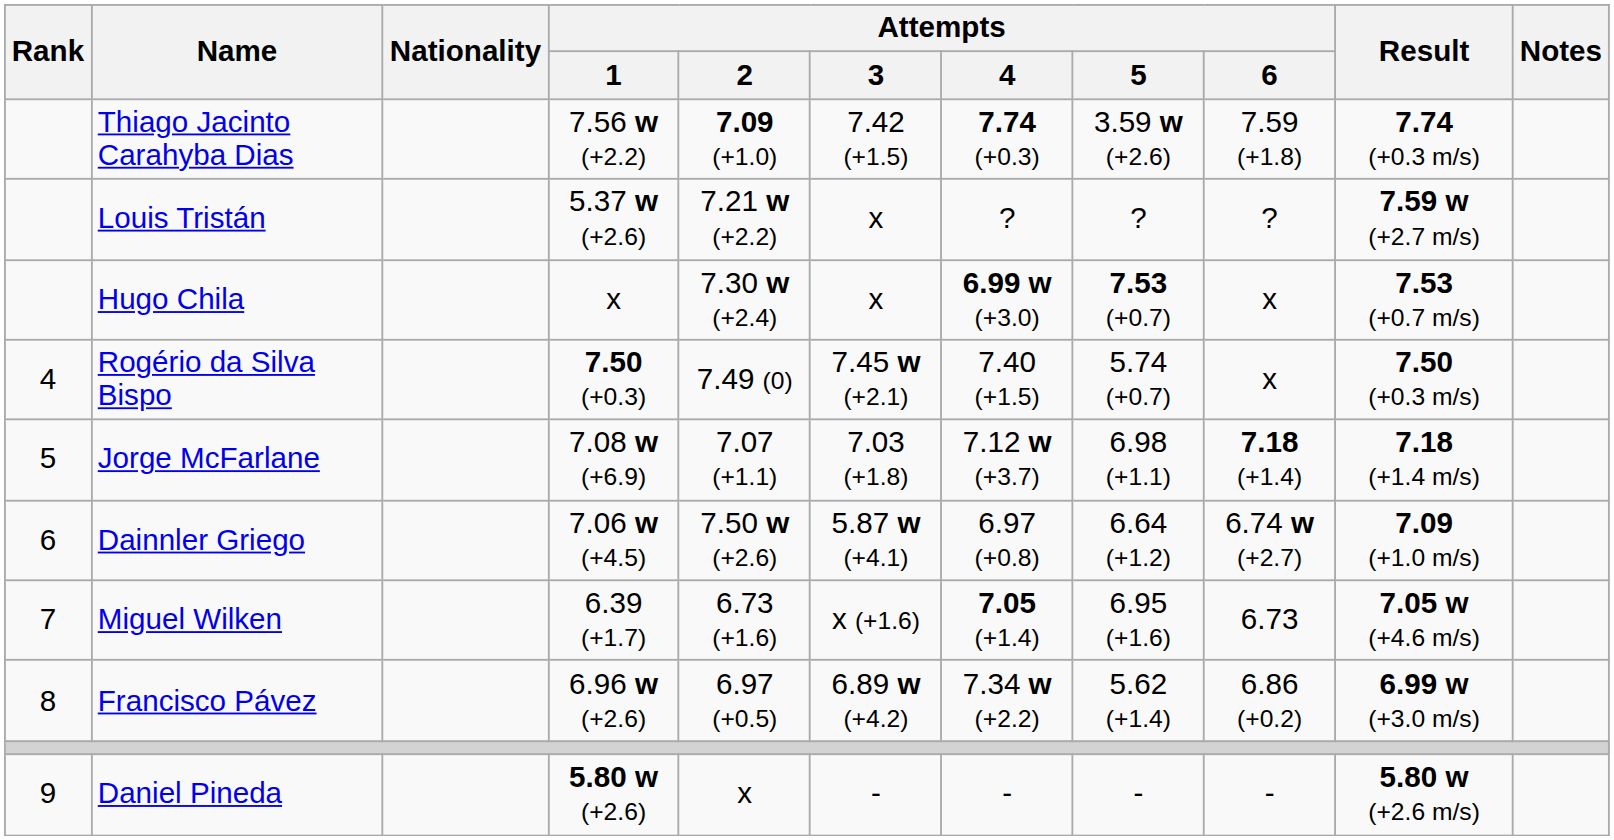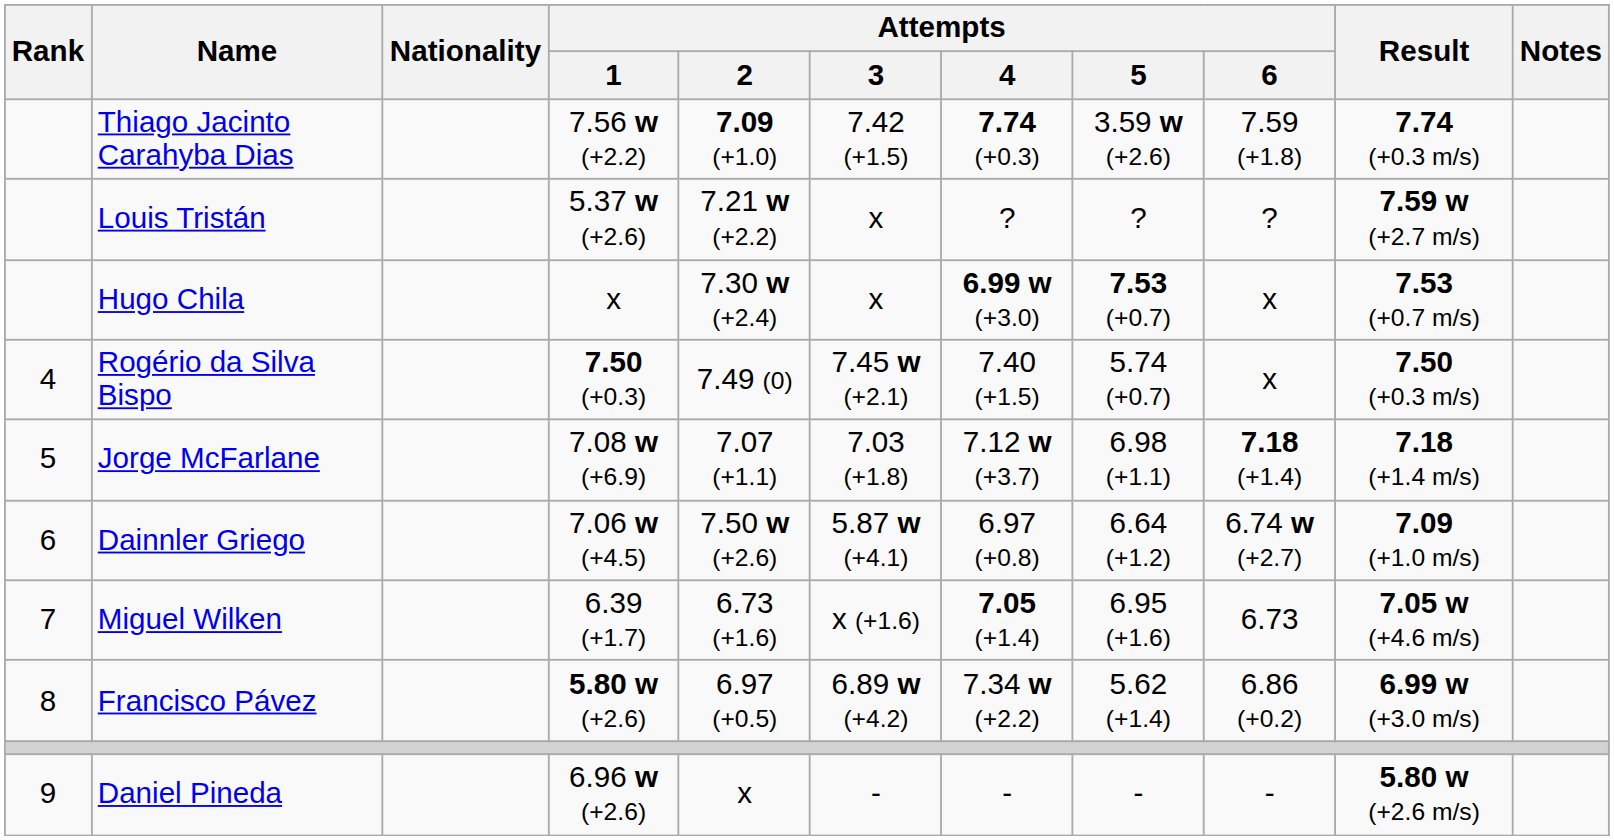(614, 700) 6.96 w (+2.6) -> (614, 700) 5.80 w (+2.6)
(614, 794) 5.80 w (+2.6) -> (614, 794) 6.96 w (+2.6)
